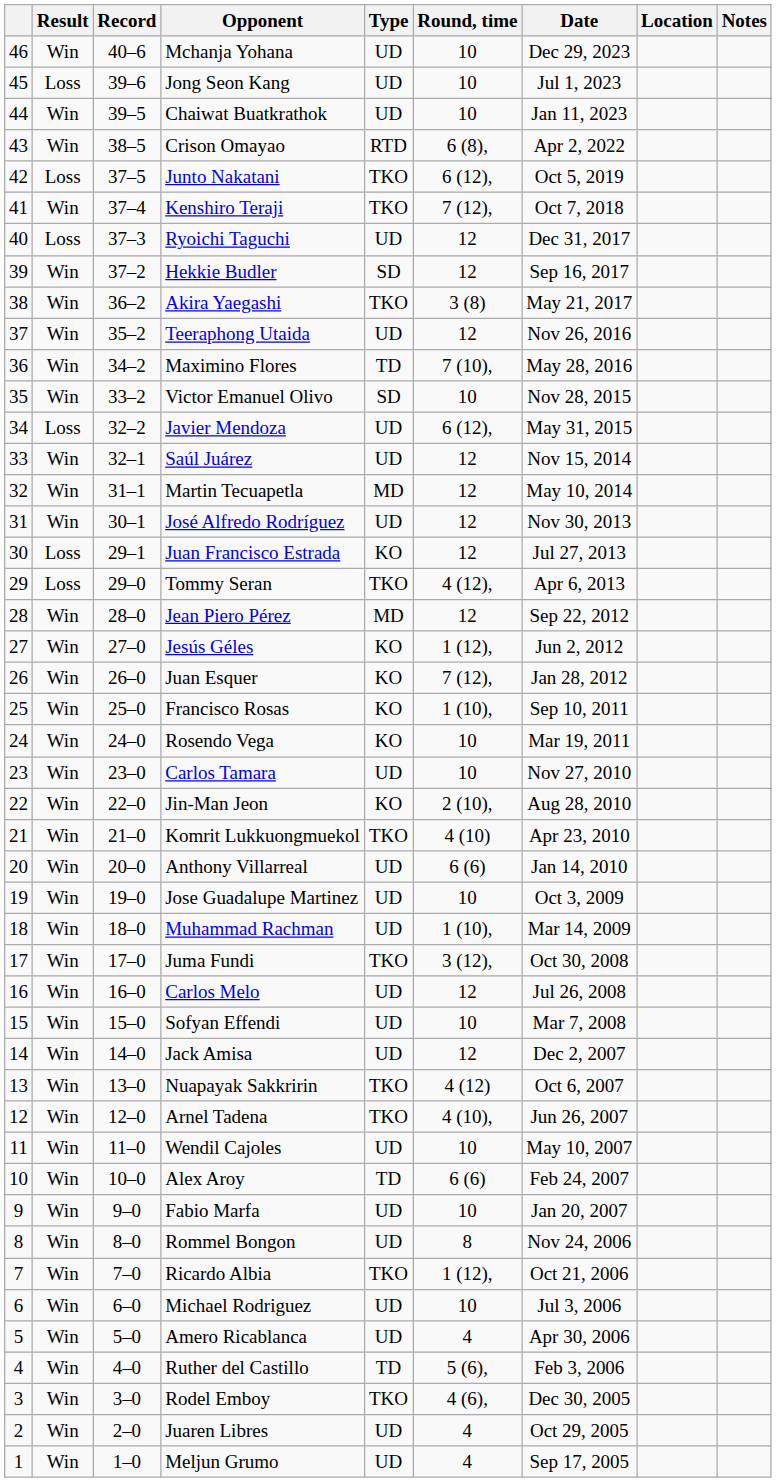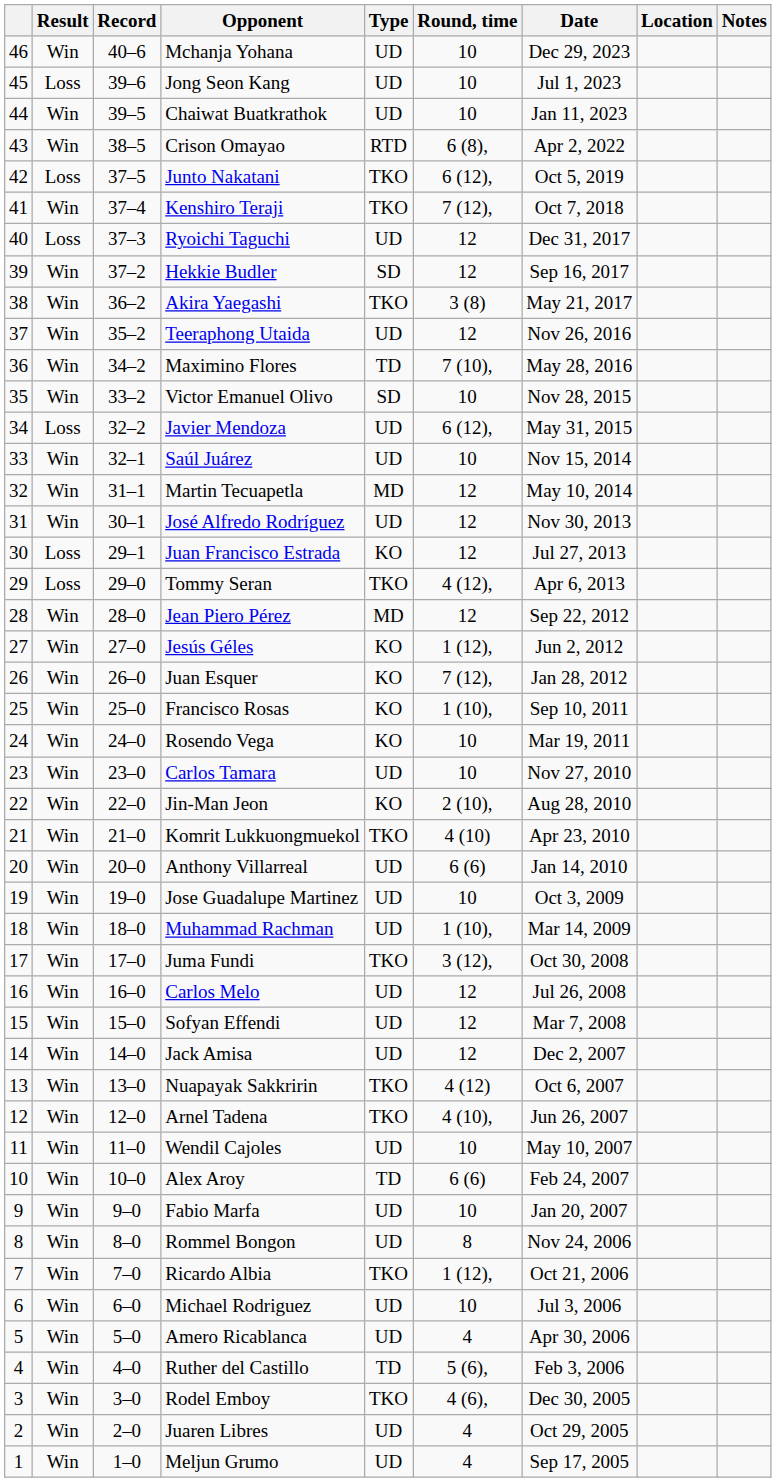(467, 458) 12 -> (467, 458) 10
(467, 1022) 10 -> (467, 1022) 12
